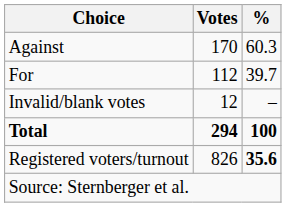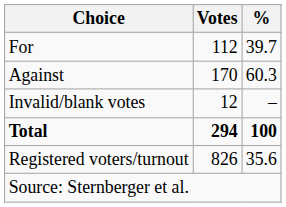rows swapped: (21, 74) <-> (36, 46)
(261, 159) bold -> (261, 159) normal
